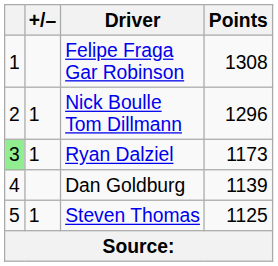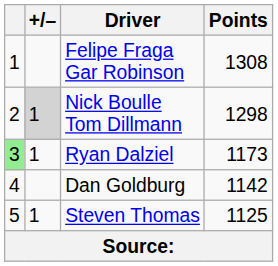(34, 114) no background -> (34, 114) lightgrey background
(246, 114) 1296 -> (246, 114) 1298
(247, 186) 1139 -> (247, 186) 1142
